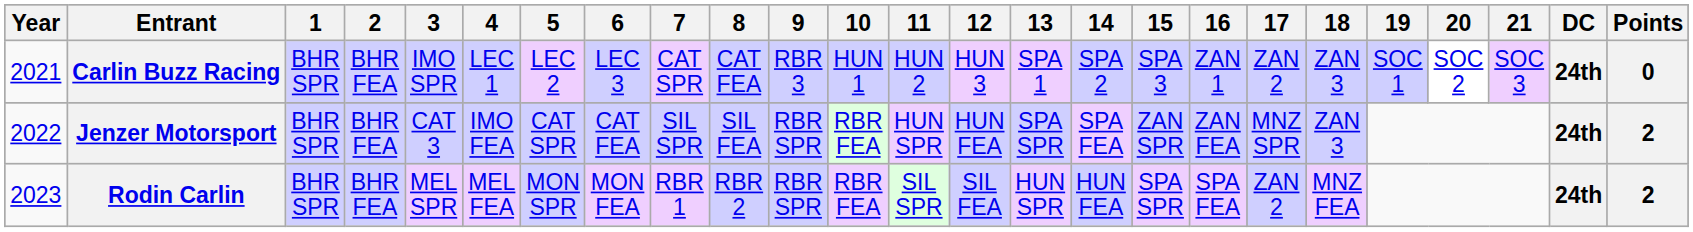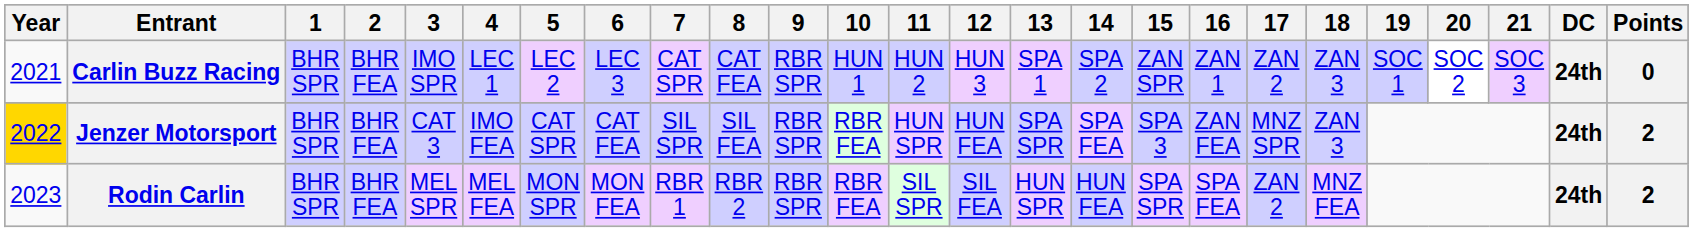(798, 71) RBR 3 -> (798, 71) RBR SPR
(1160, 71) SPA 3 -> (1160, 71) ZAN SPR
(36, 133) no background -> (36, 133) gold background
(1160, 133) ZAN SPR -> (1160, 133) SPA 3
